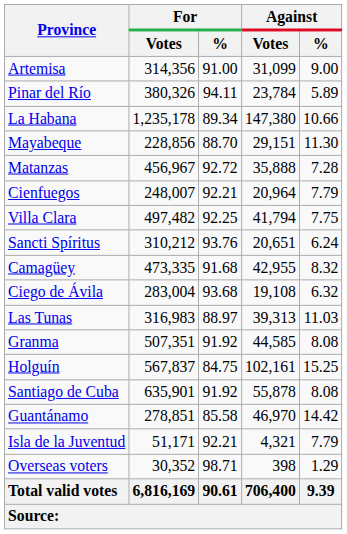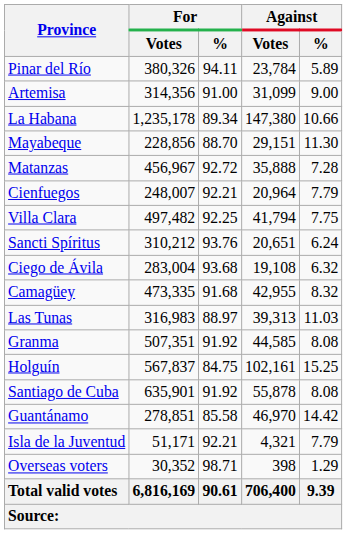rows swapped: (49, 93) <-> (37, 68)
rows swapped: (56, 292) <-> (42, 267)
